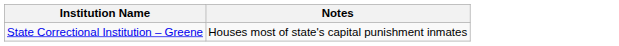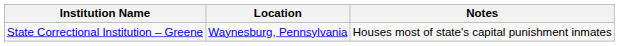+ column: (278, 13)
